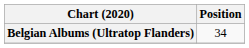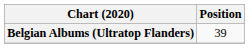(221, 33) 34 -> (221, 33) 39
